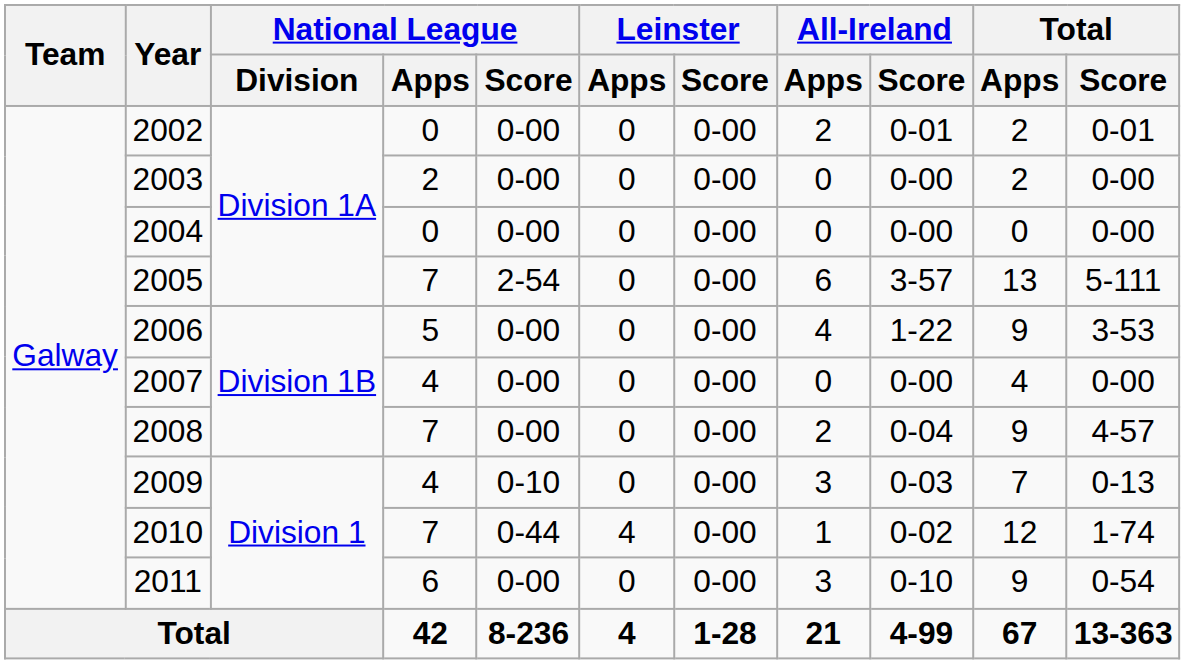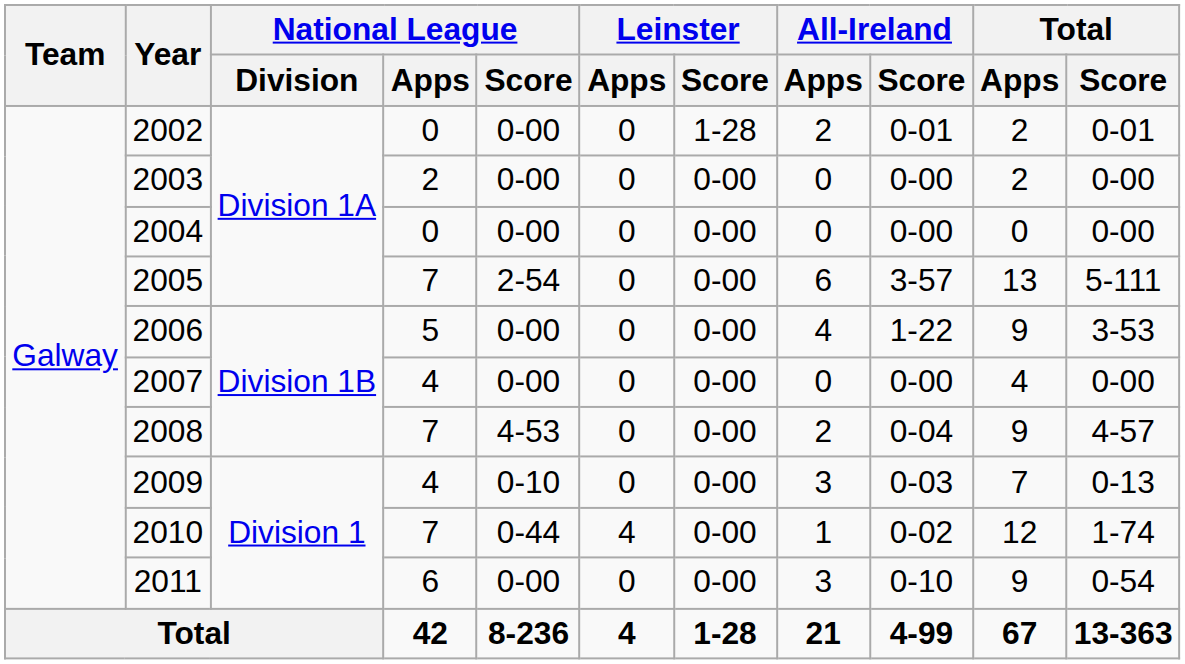(725, 130) 0-00 -> (725, 130) 1-28
(529, 431) 0-00 -> (529, 431) 4-53
